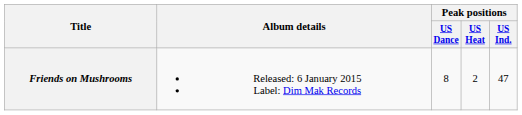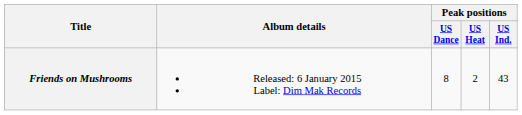(503, 78) 47 -> (503, 78) 43
